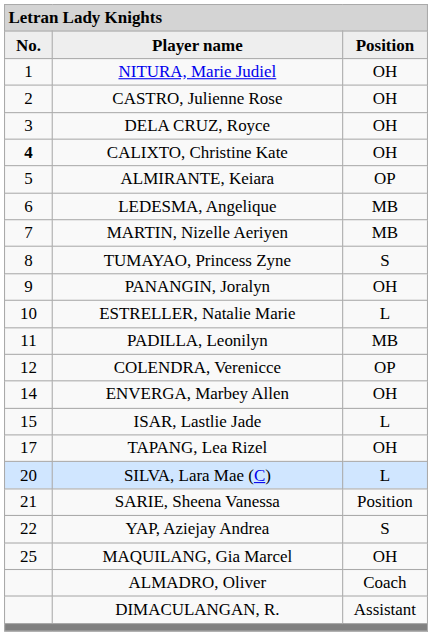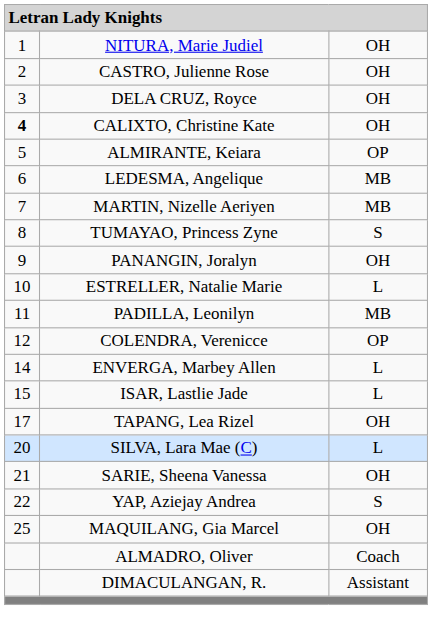- row: (197, 44)
(385, 394) OH -> (378, 367) L
(385, 502) Position -> (378, 475) OH
